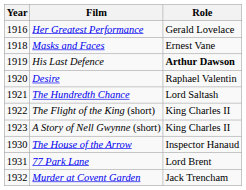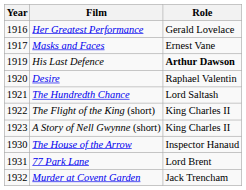(17, 45) 1918 -> (17, 45) 1917
